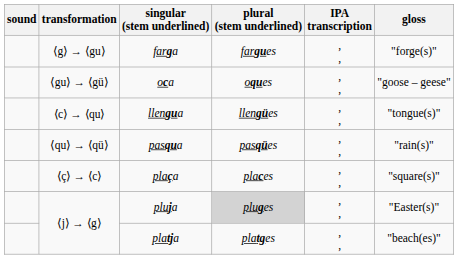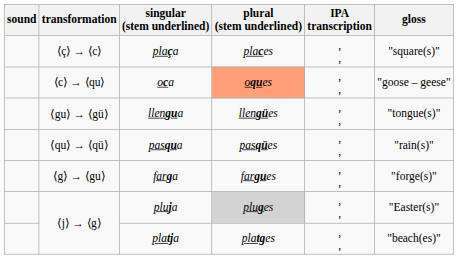rows swapped: (166, 51) <-> (166, 176)
(79, 82) ⟨gu⟩ → ⟨gü⟩ -> (79, 82) ⟨c⟩ → ⟨qu⟩
(258, 82) no background -> (258, 82) lightsalmon background
(79, 114) ⟨c⟩ → ⟨qu⟩ -> (79, 114) ⟨gu⟩ → ⟨gü⟩
